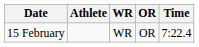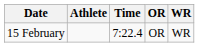columns swapped: (176, 13) <-> (123, 13)
